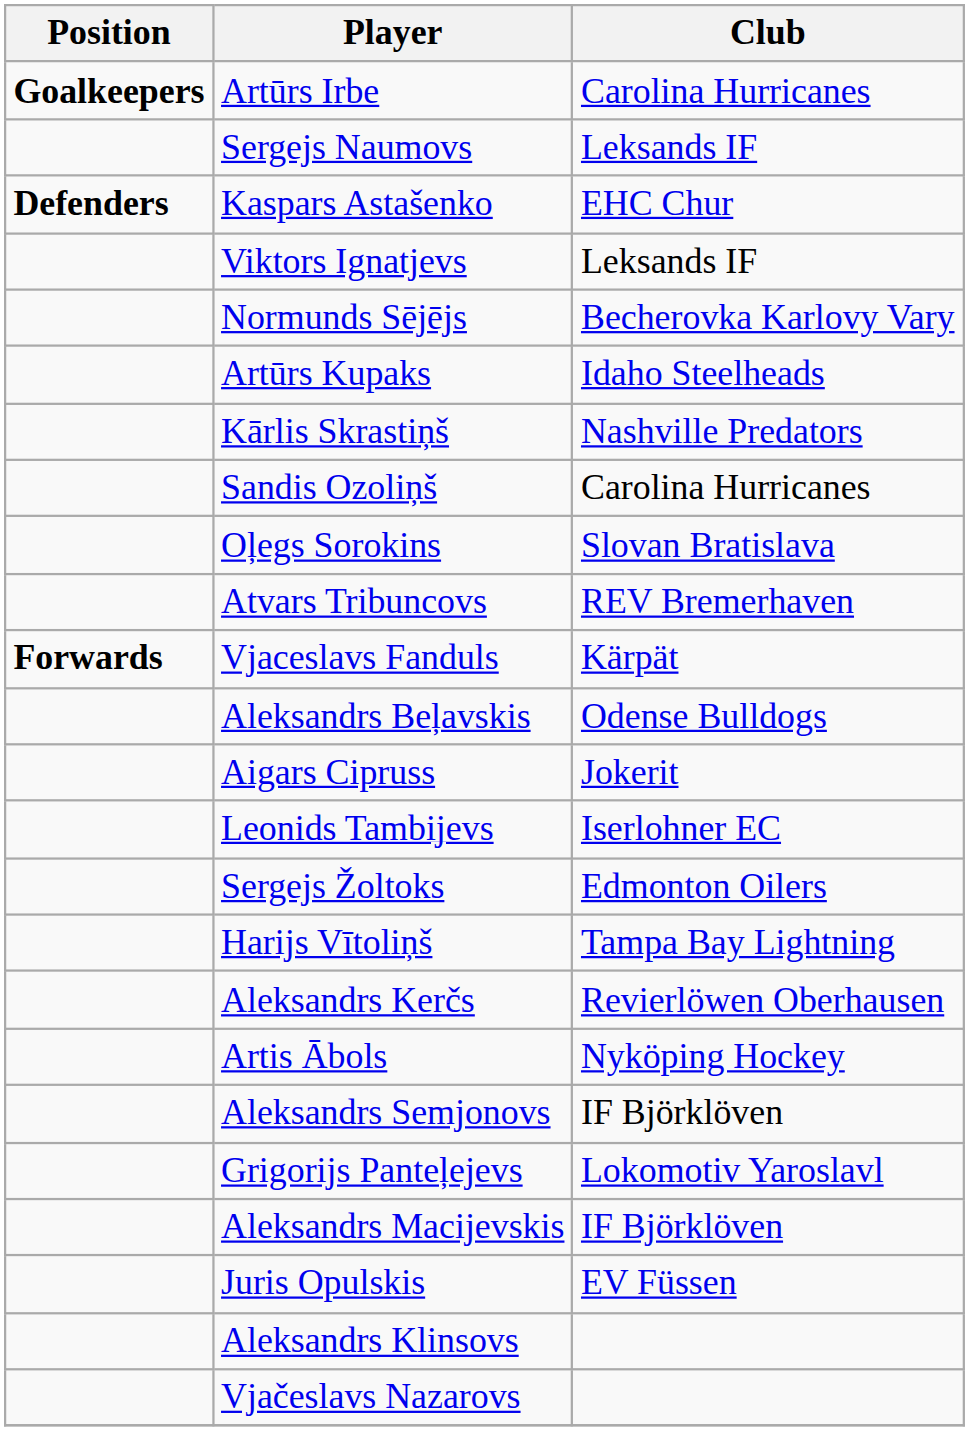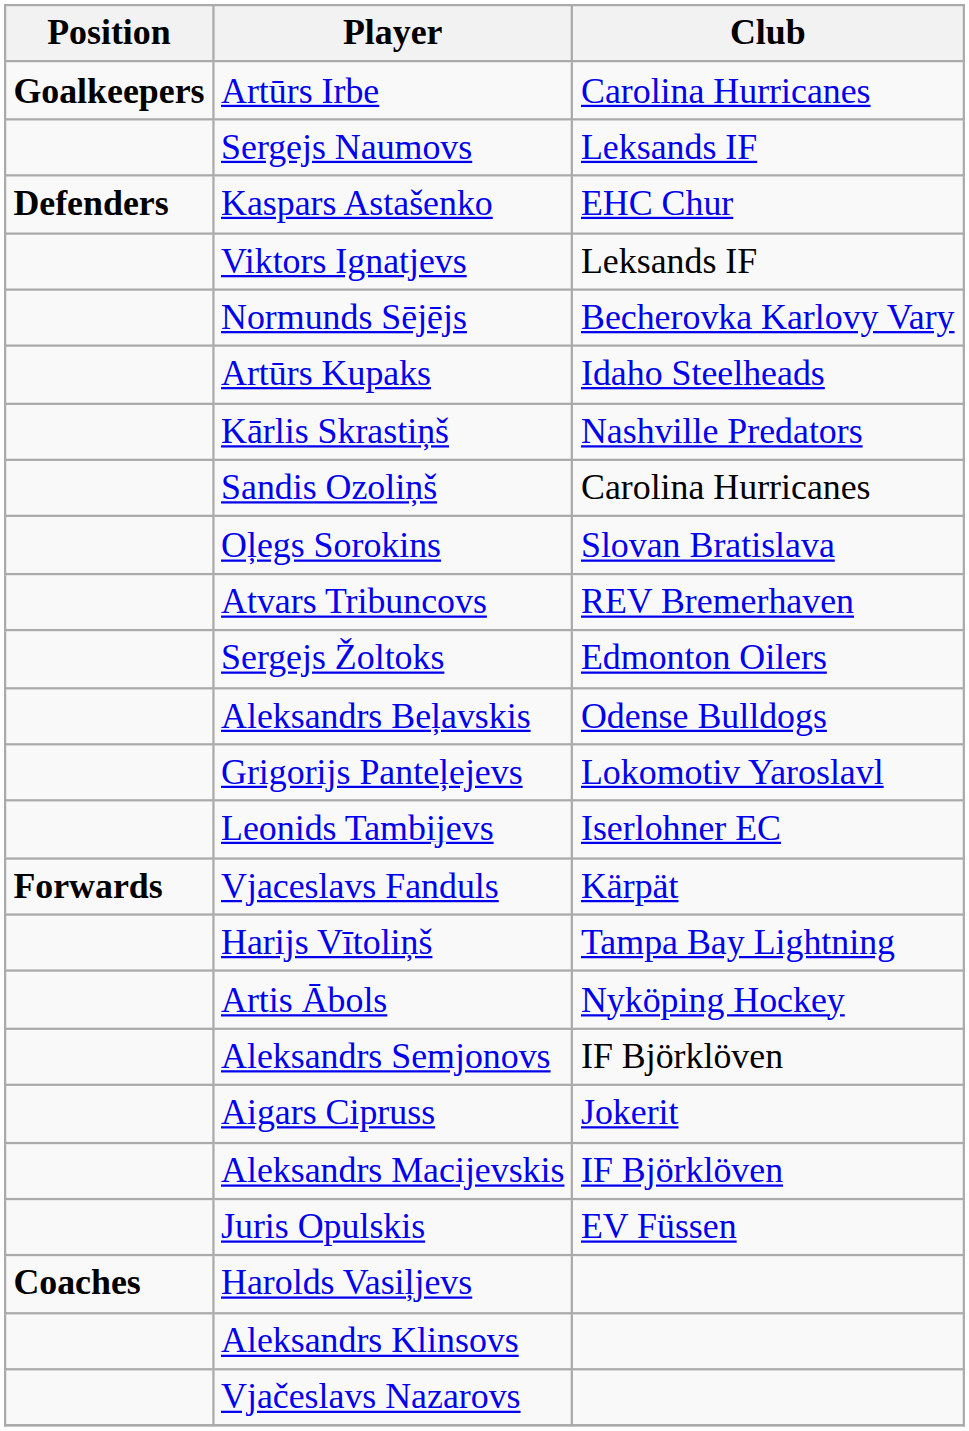rows swapped: (360, 658) <-> (333, 885)
rows swapped: (372, 1169) <-> (328, 771)
- row: (348, 999)
+ row: (347, 1283)
